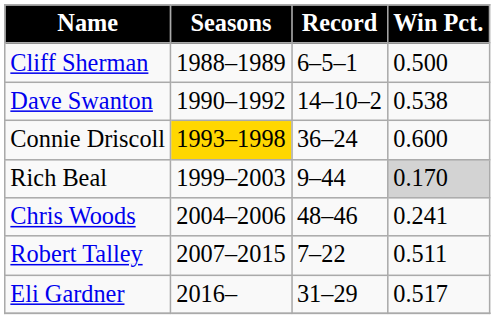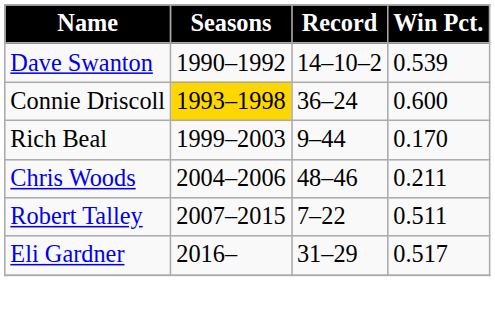- row: (79, 62)
(421, 100) 0.538 -> (421, 62) 0.539
(421, 178) lightgrey background -> (421, 139) no background
(421, 216) 0.241 -> (420, 178) 0.211
